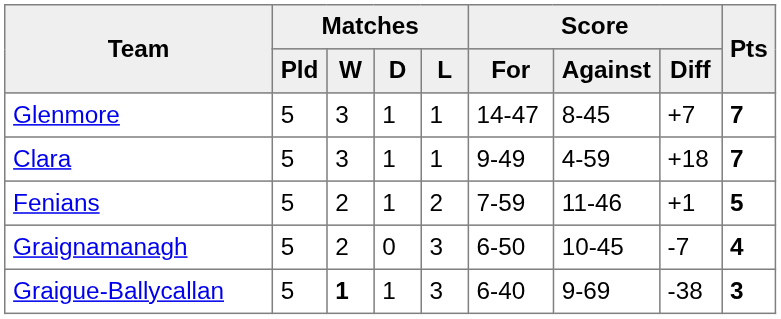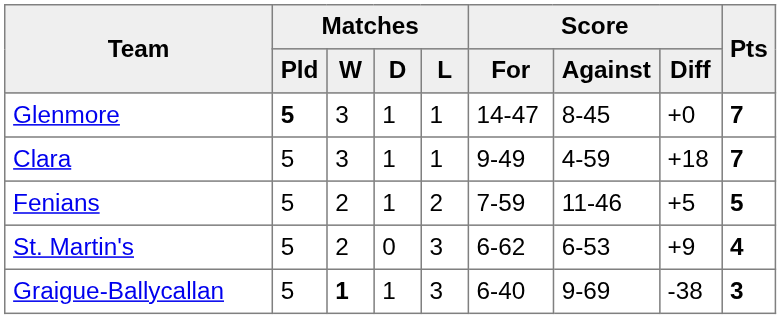(287, 114) normal -> (287, 114) bold
(681, 114) +7 -> (681, 114) +0
(681, 202) +1 -> (681, 202) +5
- row: (100, 246)
+ row: (74, 246)
